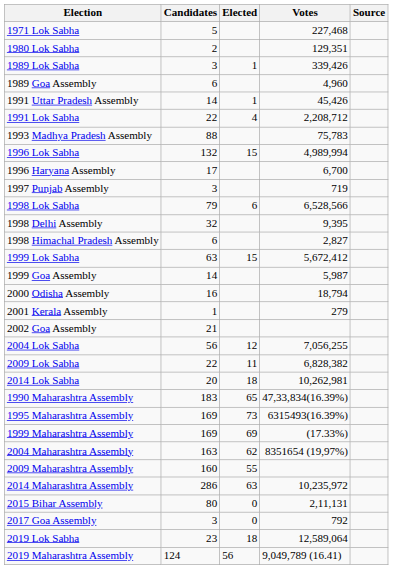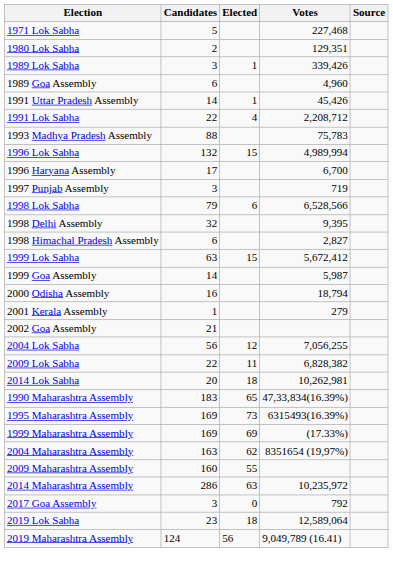- row: (55, 503)
